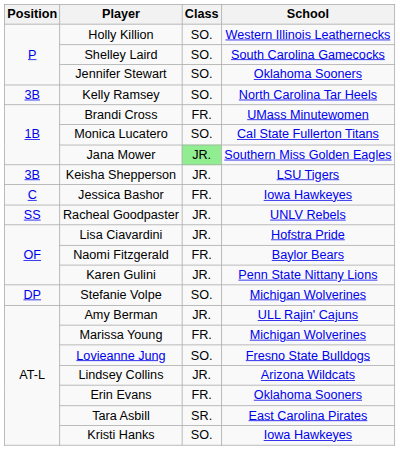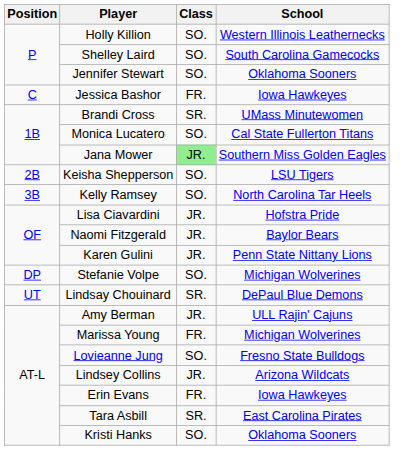rows swapped: (121, 194) <-> (121, 94)
(202, 114) FR. -> (196, 114) SR.
(32, 174) 3B -> (32, 174) 2B
(202, 174) JR. -> (196, 174) SO.
- row: (121, 214)
(202, 255) FR. -> (196, 235) JR.
+ row: (118, 295)
(308, 395) Oklahoma Sooners -> (302, 395) Iowa Hawkeyes
(308, 435) Iowa Hawkeyes -> (302, 435) Oklahoma Sooners
